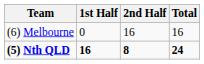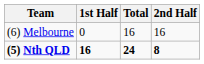columns swapped: (145, 13) <-> (184, 13)
